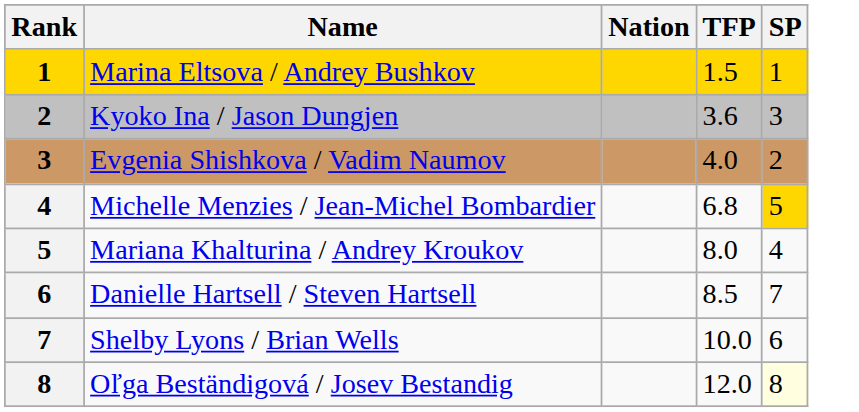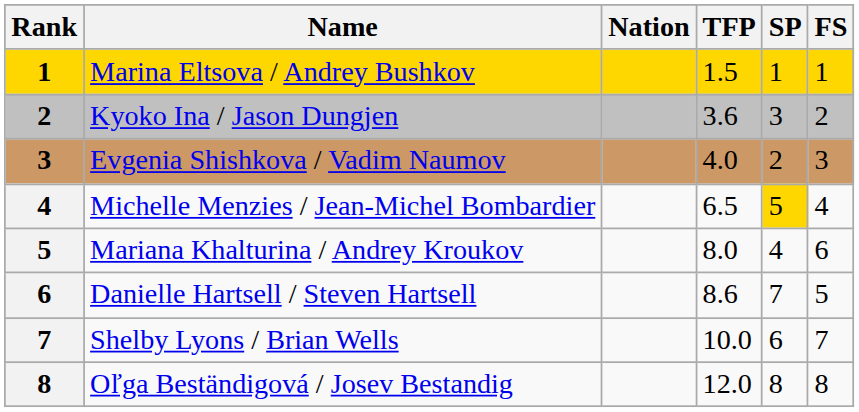+ column: (831, 26)
(720, 205) 6.8 -> (720, 205) 6.5
(720, 294) 8.5 -> (720, 294) 8.6
(776, 384) lightyellow background -> (776, 384) no background
